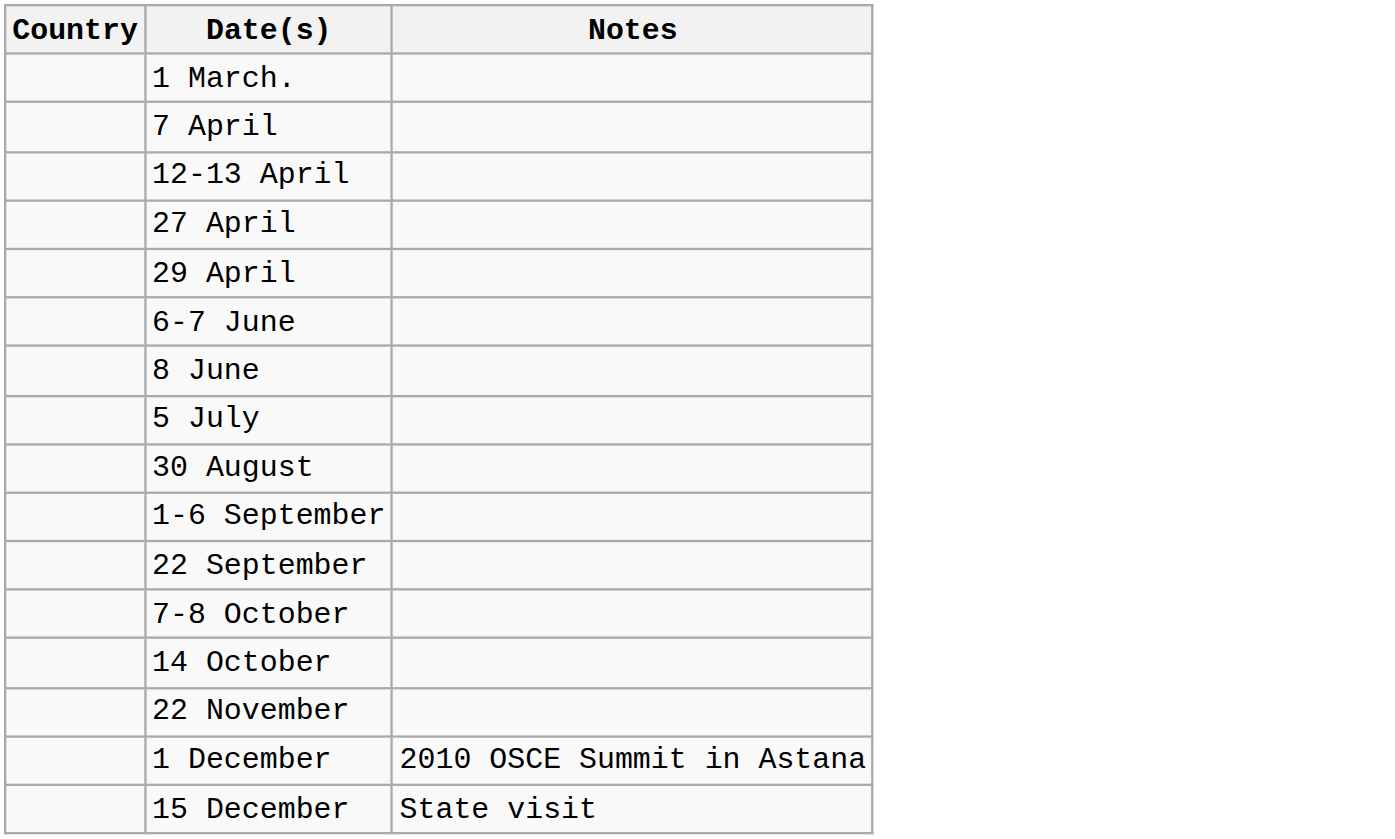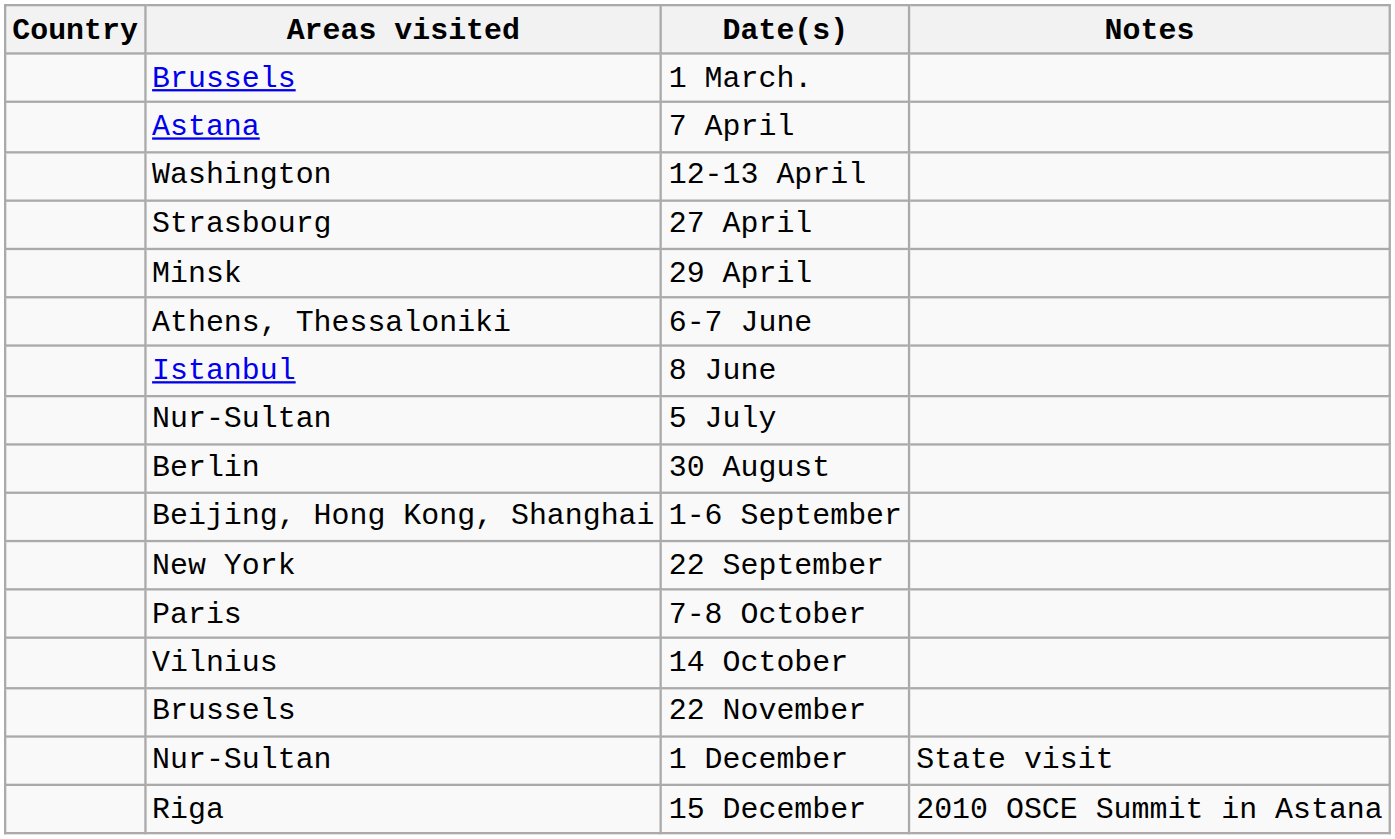+ column: (403, 30)
(633, 760) 2010 OSCE Summit in Astana -> (1015, 760) State visit
(498, 809) State visit -> (1150, 809) 2010 OSCE Summit in Astana
